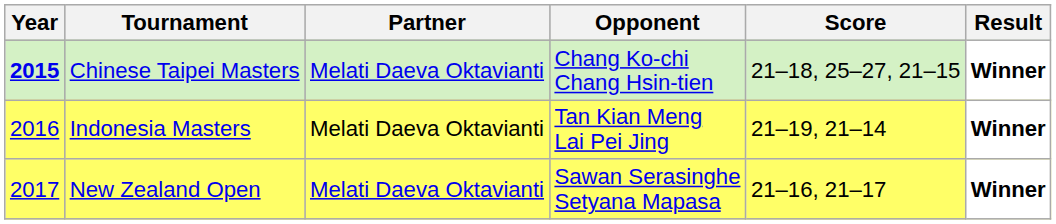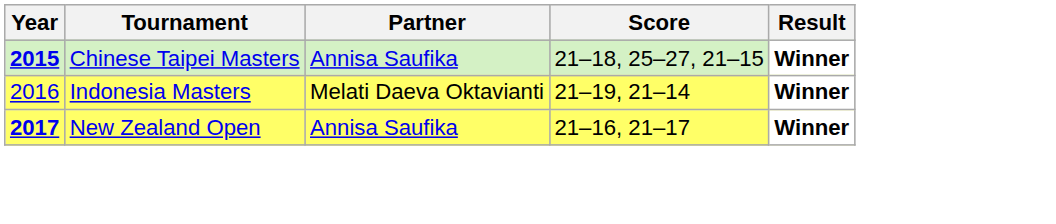- column: (647, 23)
(427, 70) Melati Daeva Oktavianti -> (384, 58) Annisa Saufika
(35, 189) normal -> (35, 128) bold
(427, 189) Melati Daeva Oktavianti -> (384, 128) Annisa Saufika
